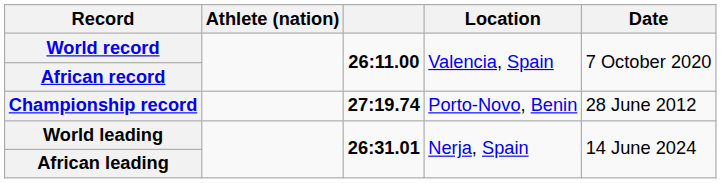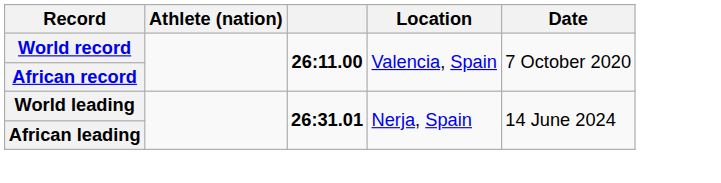- row: (103, 105)
